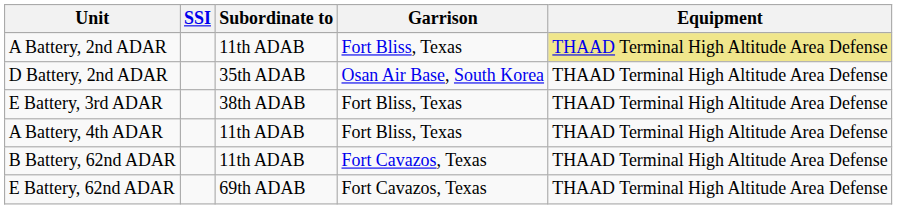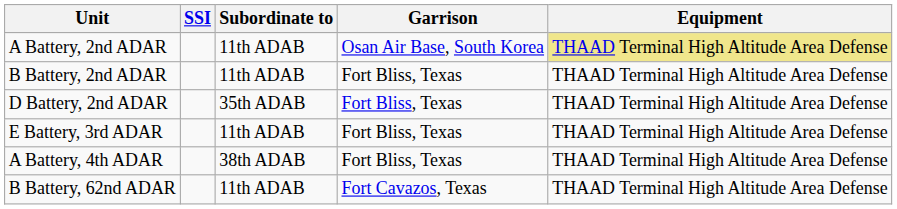(402, 47) Fort Bliss, Texas -> (443, 47) Osan Air Base, South Korea
+ row: (88, 75)
(443, 75) Osan Air Base, South Korea -> (402, 103) Fort Bliss, Texas
(262, 103) 38th ADAB -> (262, 132) 11th ADAB
(262, 132) 11th ADAB -> (262, 160) 38th ADAB
- row: (92, 189)
